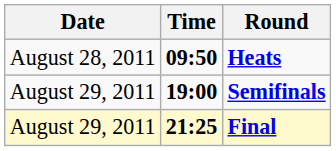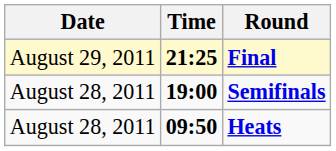rows swapped: (254, 57) <-> (252, 127)
(83, 92) August 29, 2011 -> (83, 92) August 28, 2011
